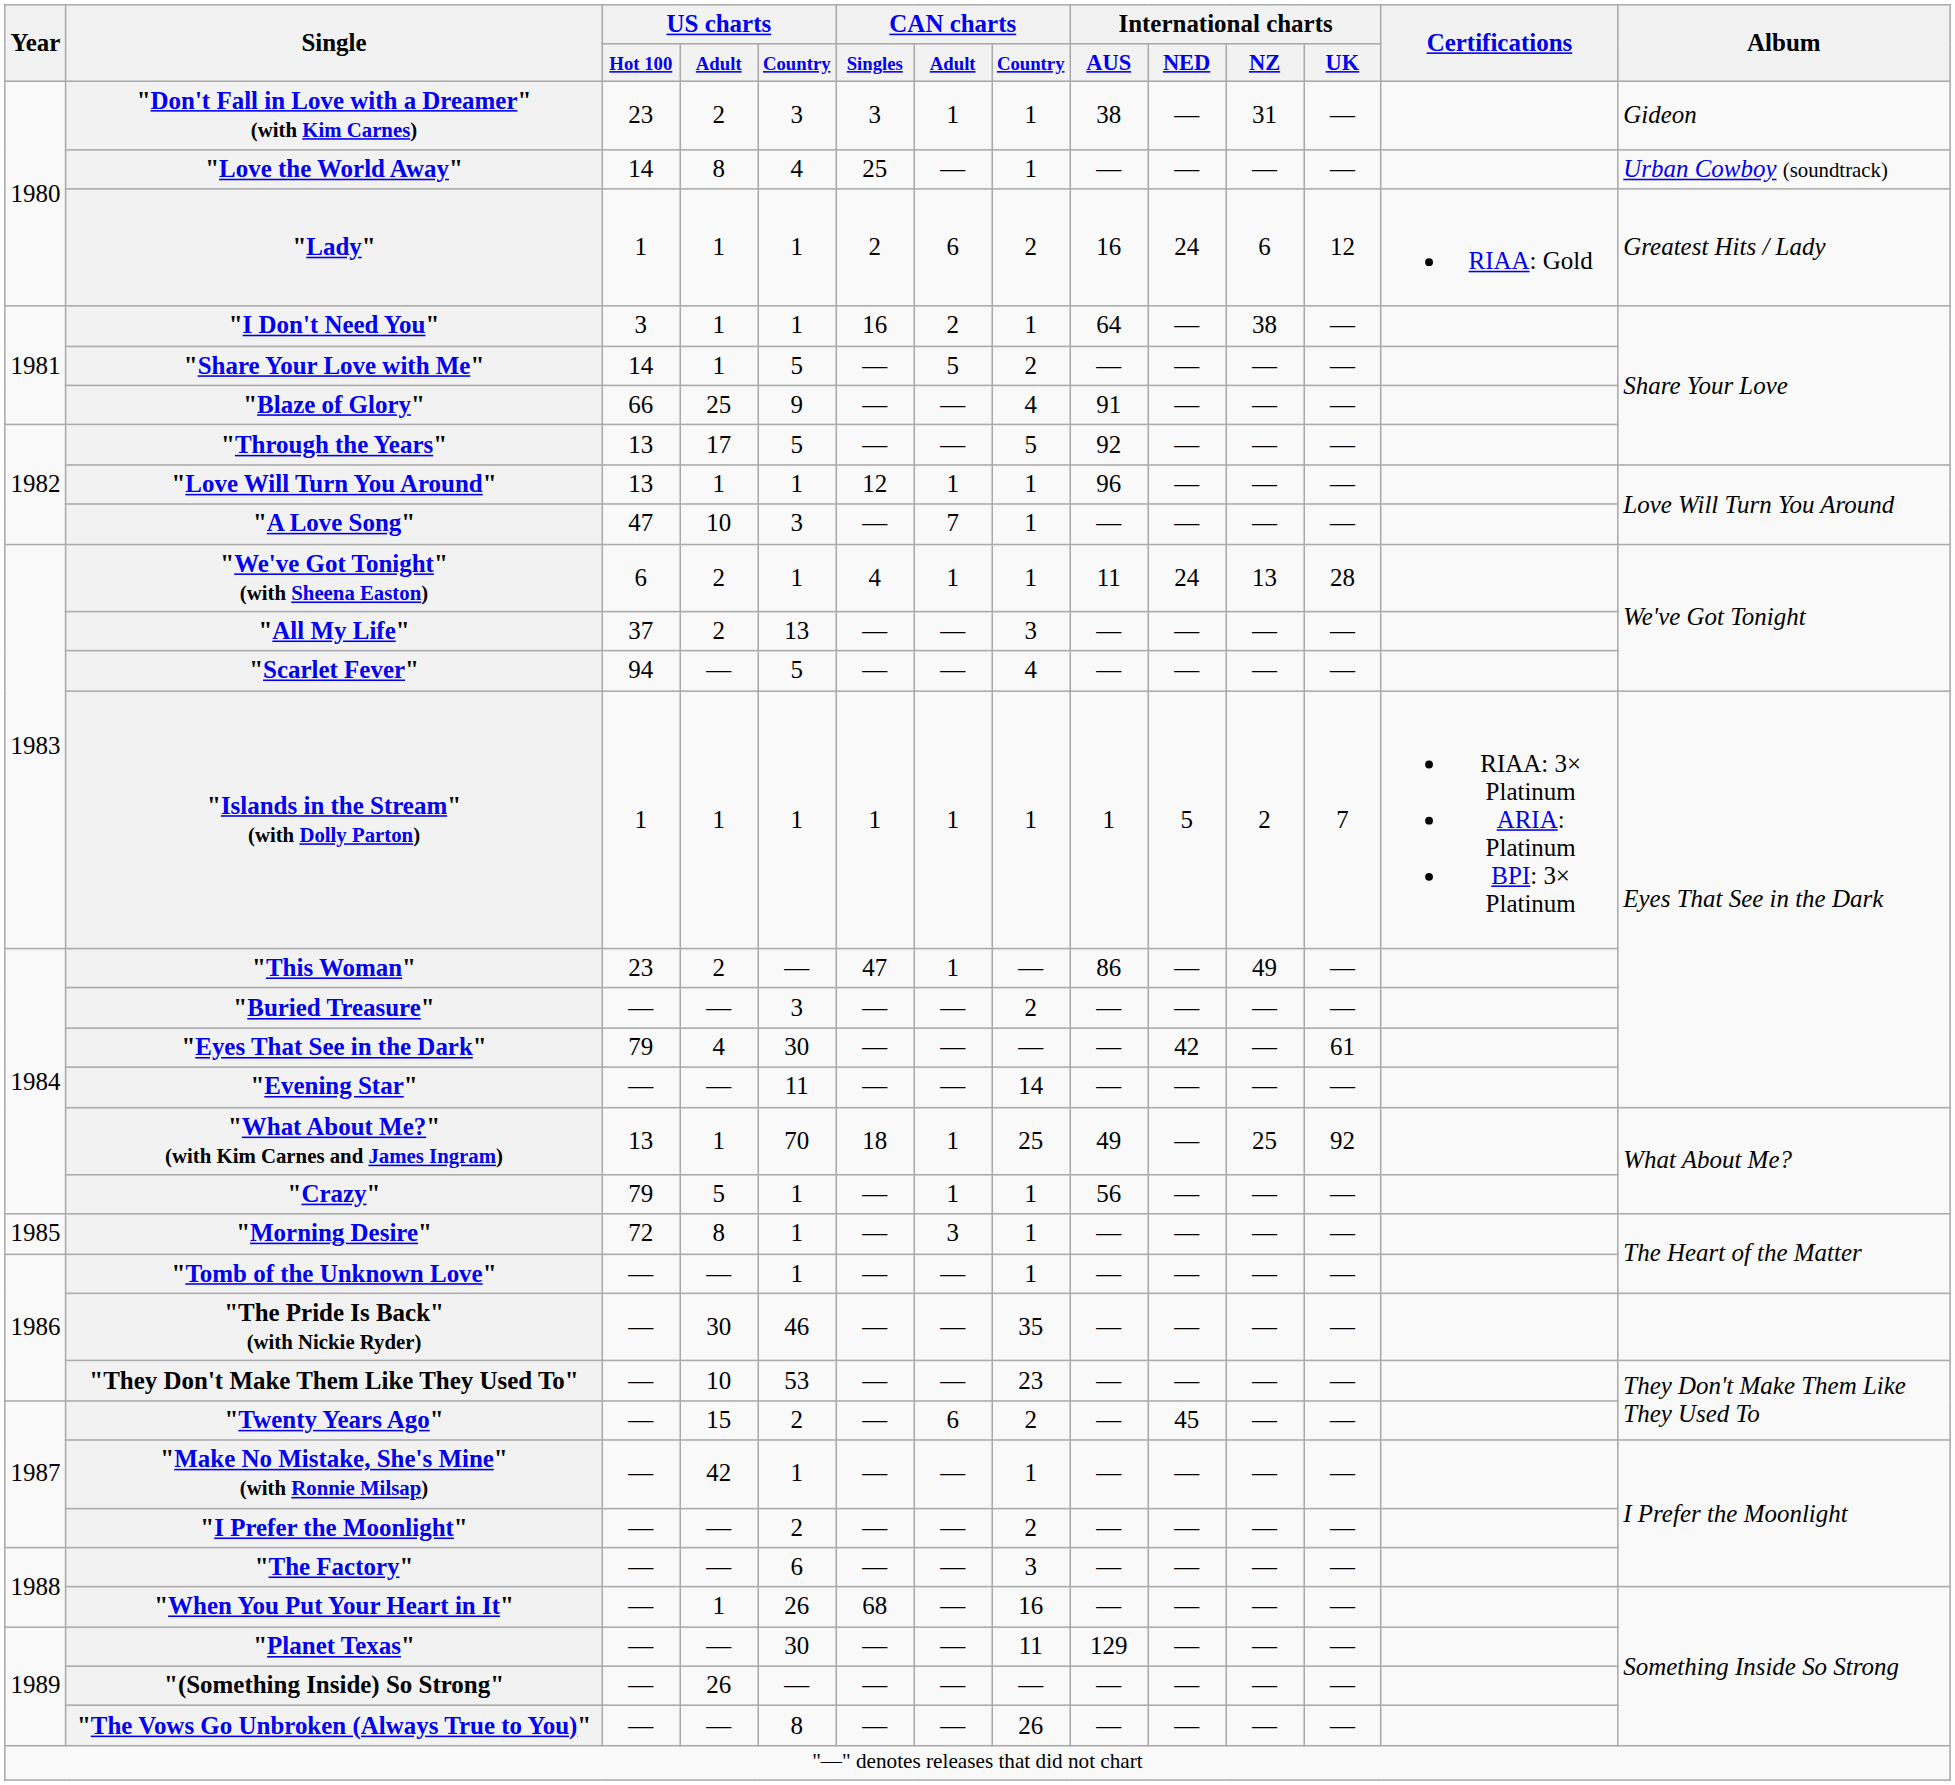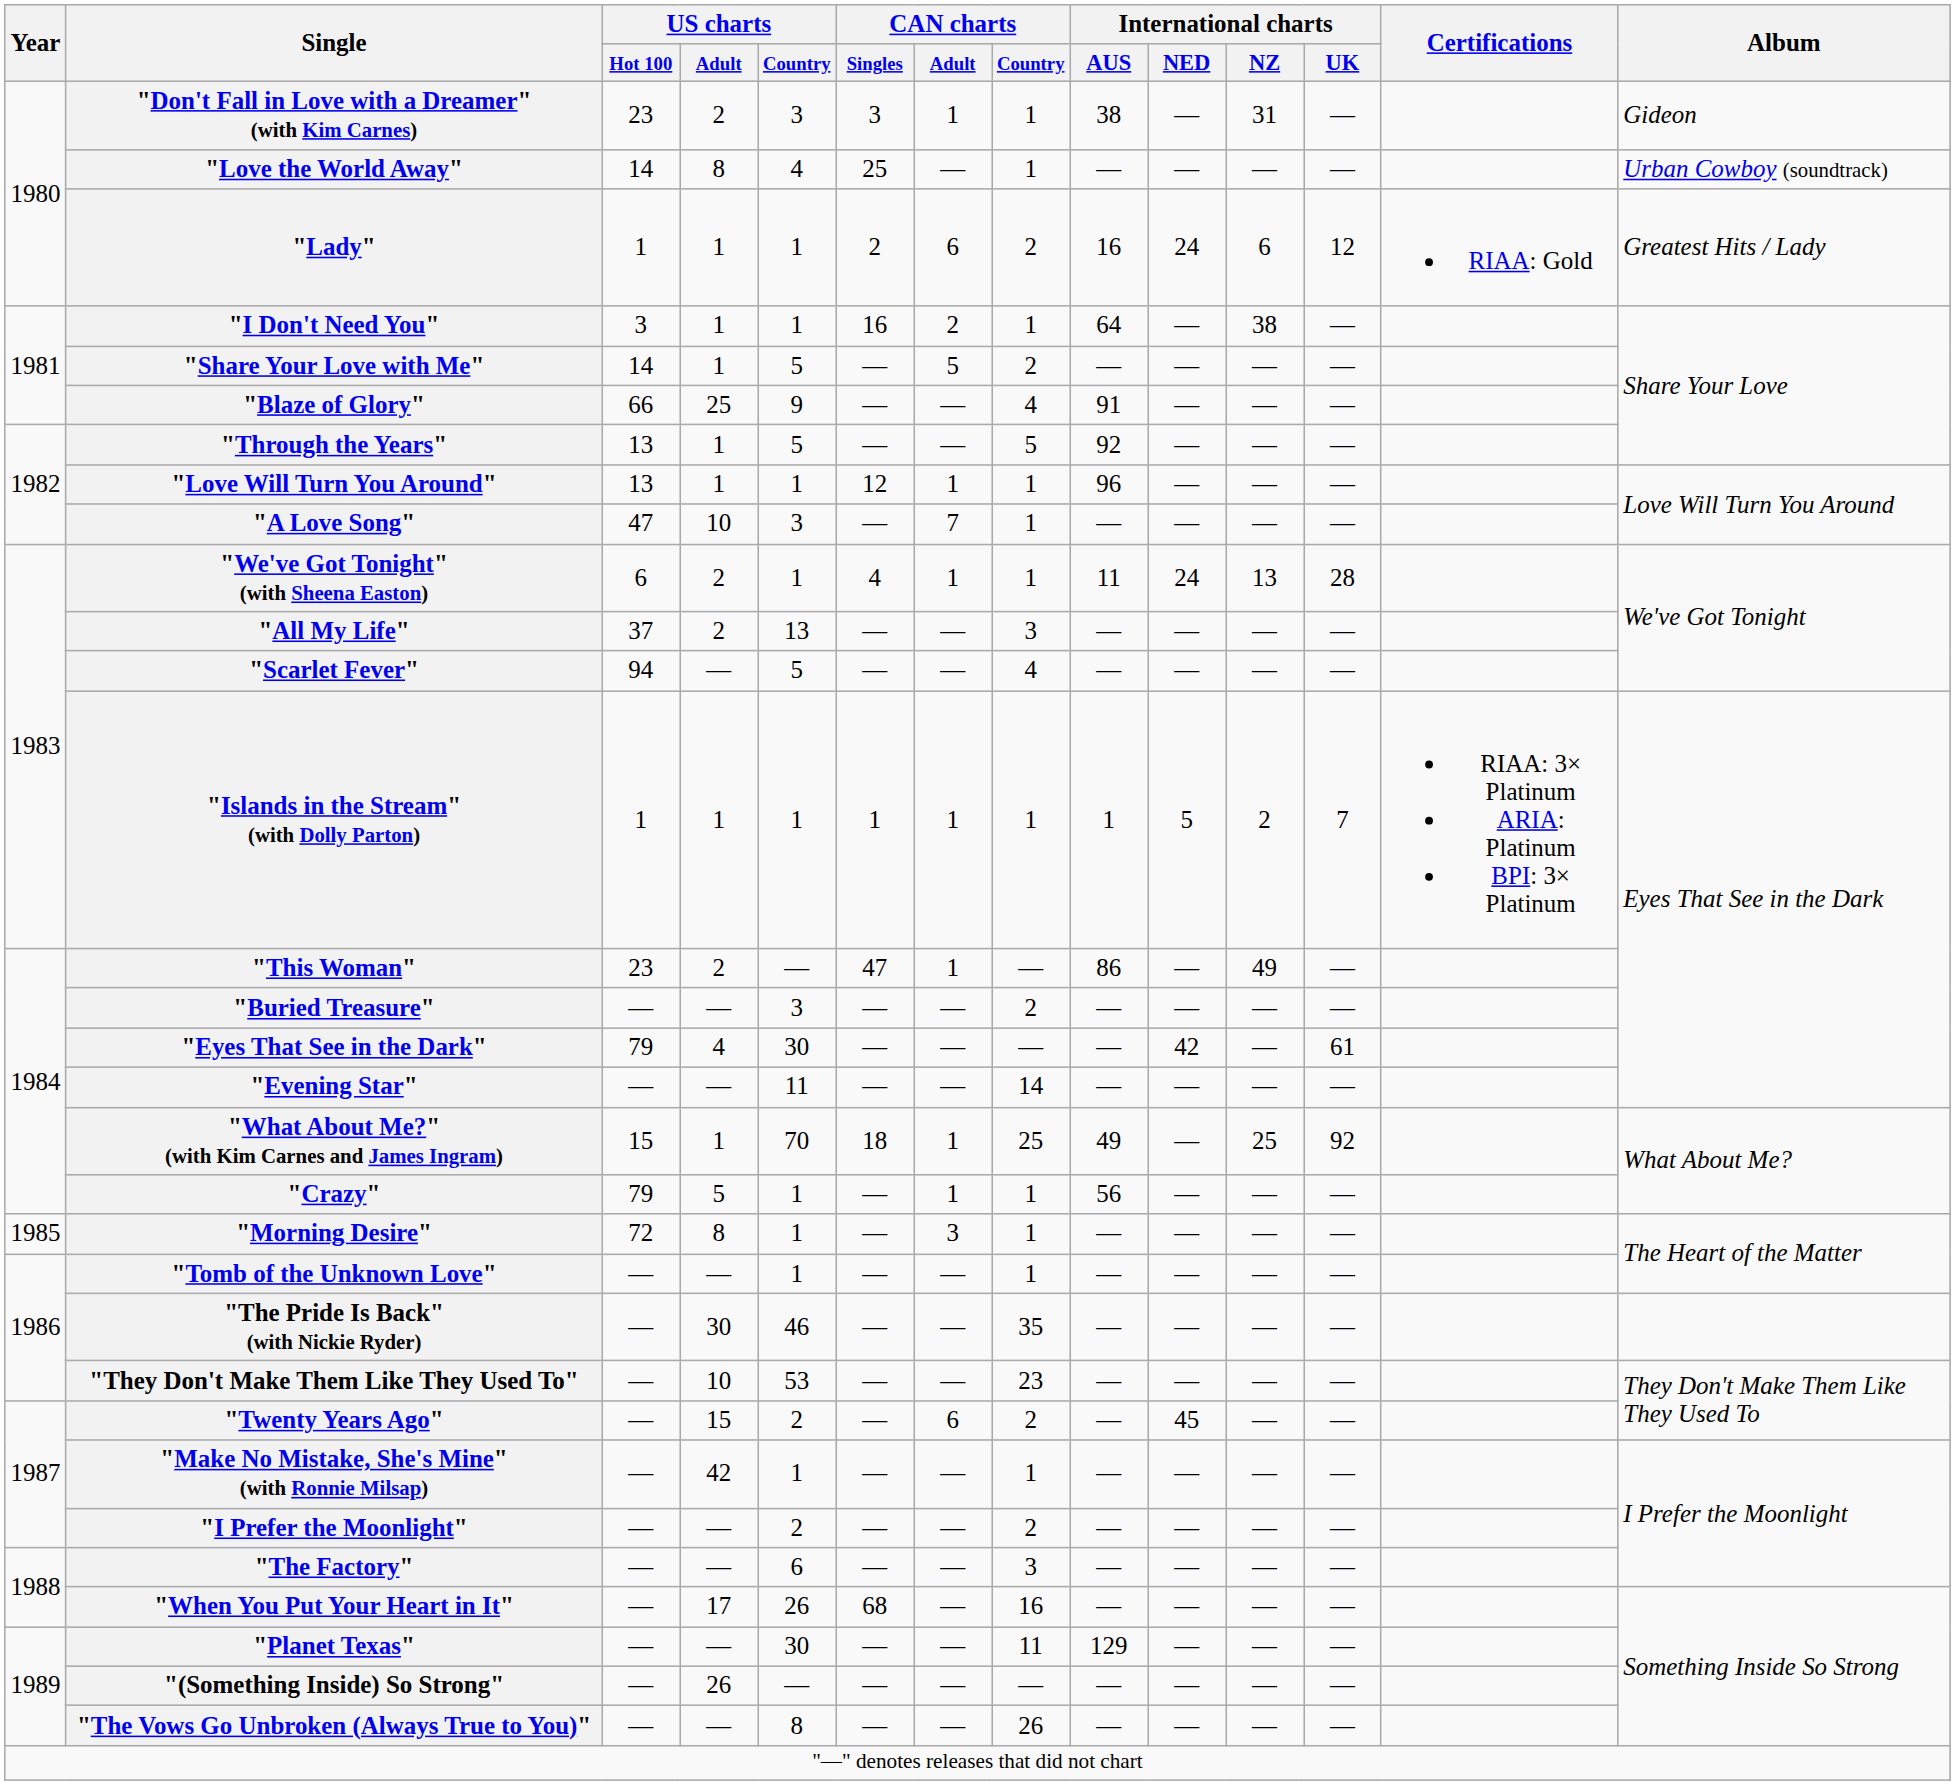(719, 444) 17 -> (719, 444) 1
(641, 1140) 13 -> (641, 1140) 15
(719, 1606) 1 -> (719, 1606) 17
